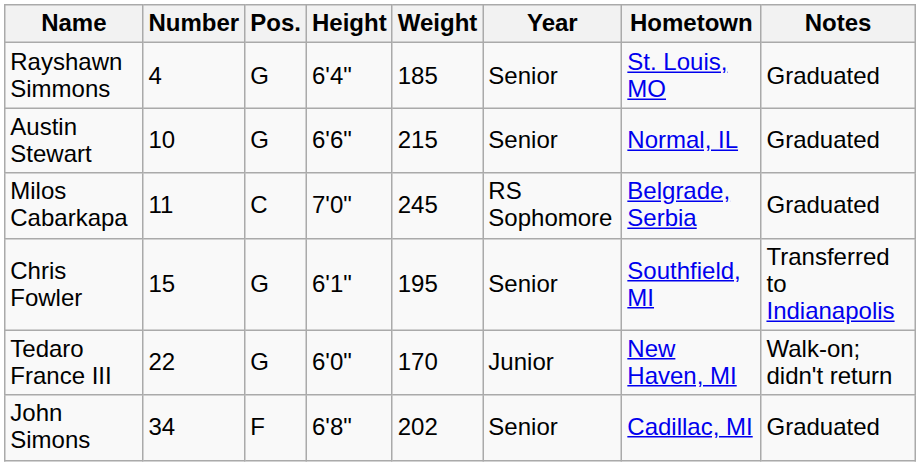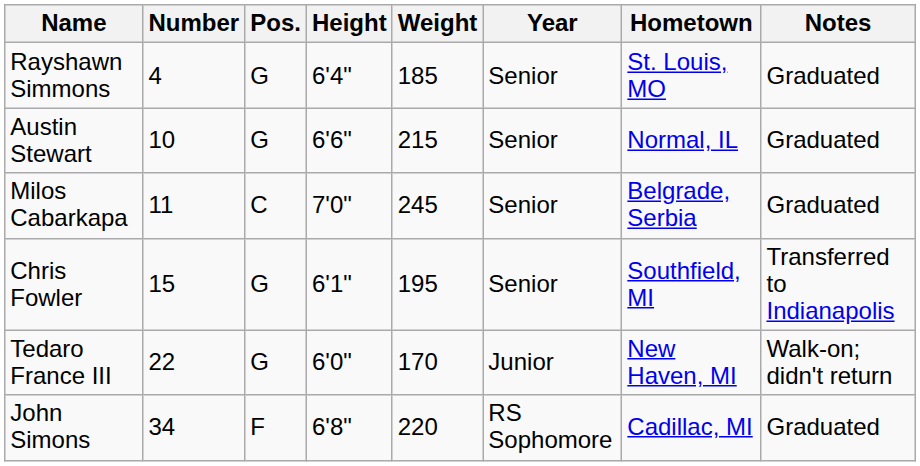(550, 205) RS Sophomore -> (523, 205) Senior
(418, 427) 202 -> (418, 427) 220
(523, 427) Senior -> (550, 427) RS Sophomore
